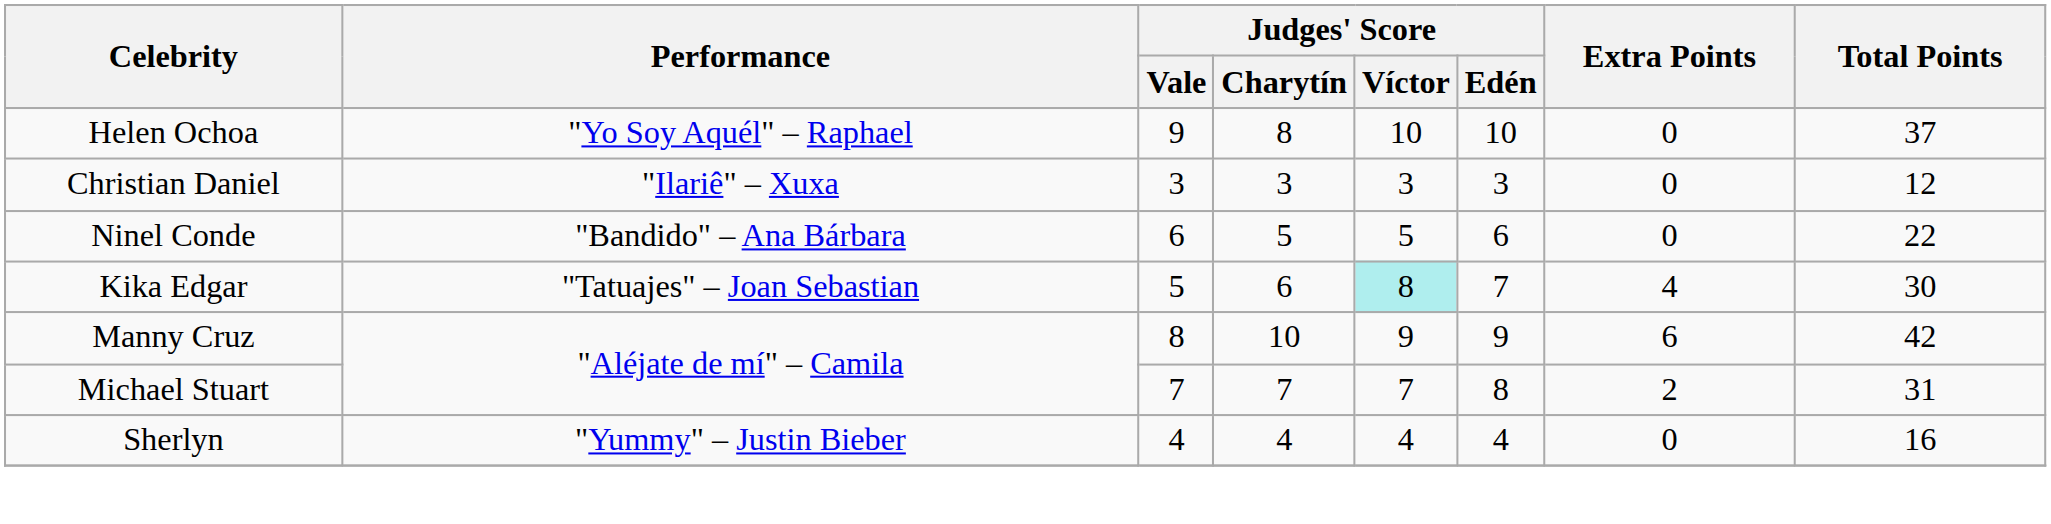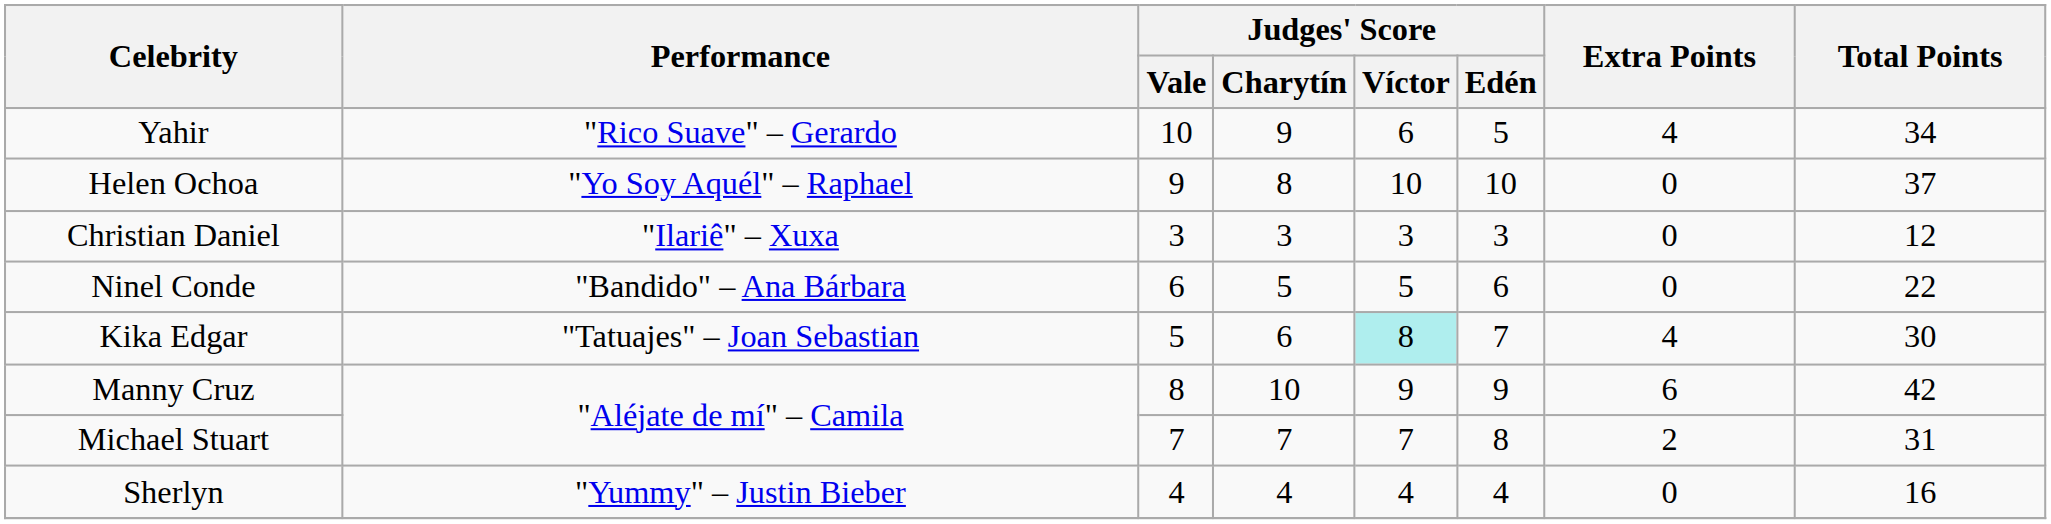+ row: (173, 132)
